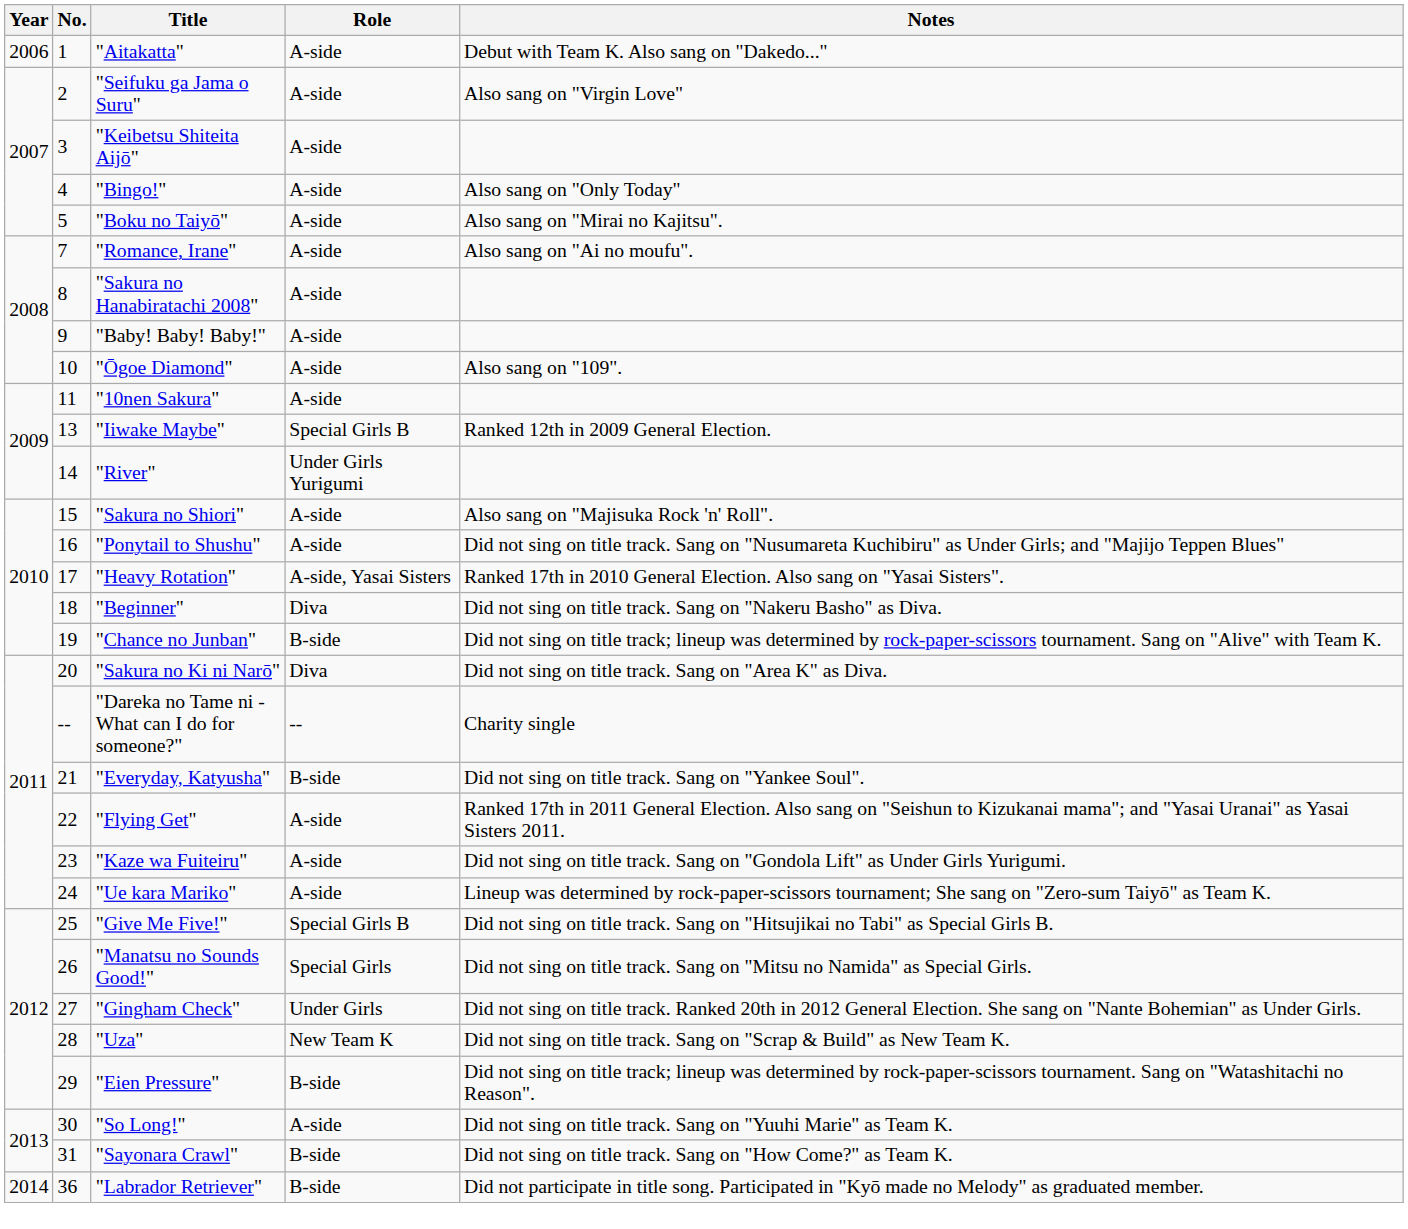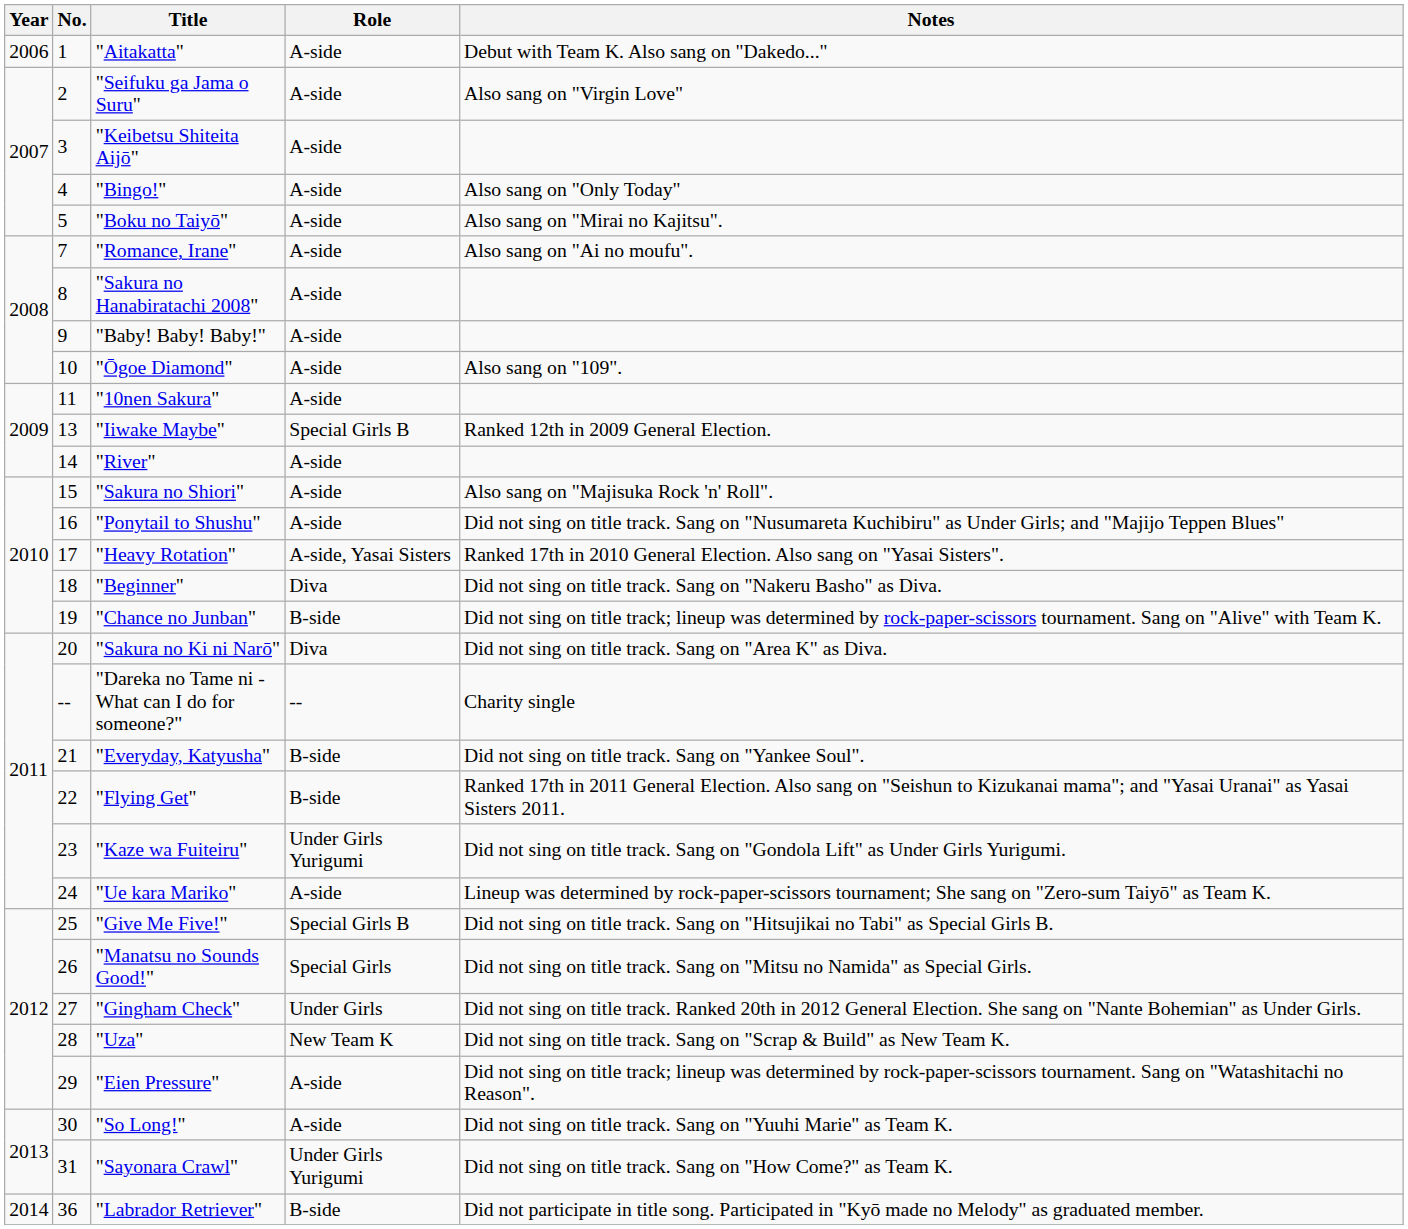(336, 472) Under Girls Yurigumi -> (315, 461) A-side
(315, 819) A-side -> (315, 797) B-side
(315, 861) A-side -> (336, 850) Under Girls Yurigumi
(315, 1082) B-side -> (315, 1082) A-side
(315, 1155) B-side -> (336, 1166) Under Girls Yurigumi
